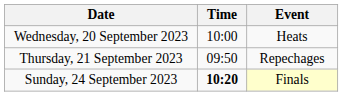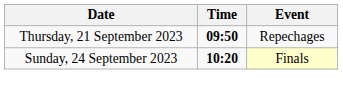- row: (101, 36)
(222, 58) normal -> (222, 36) bold
